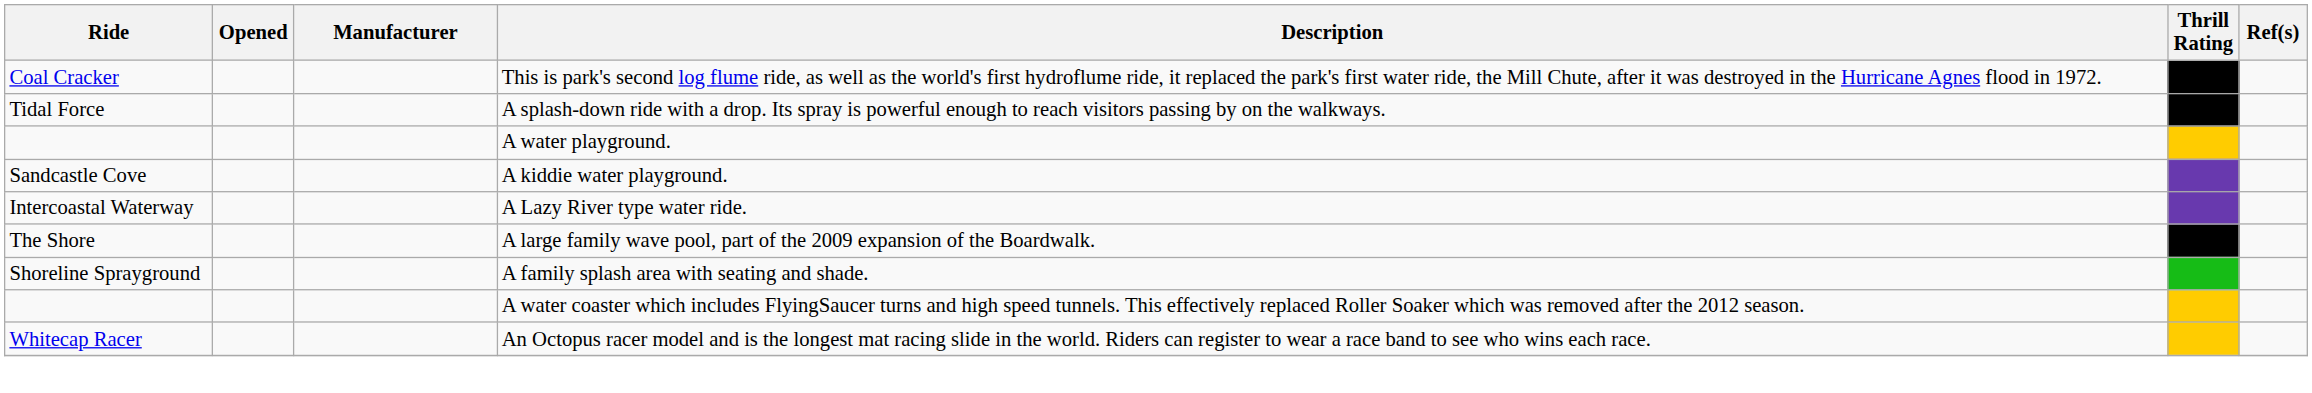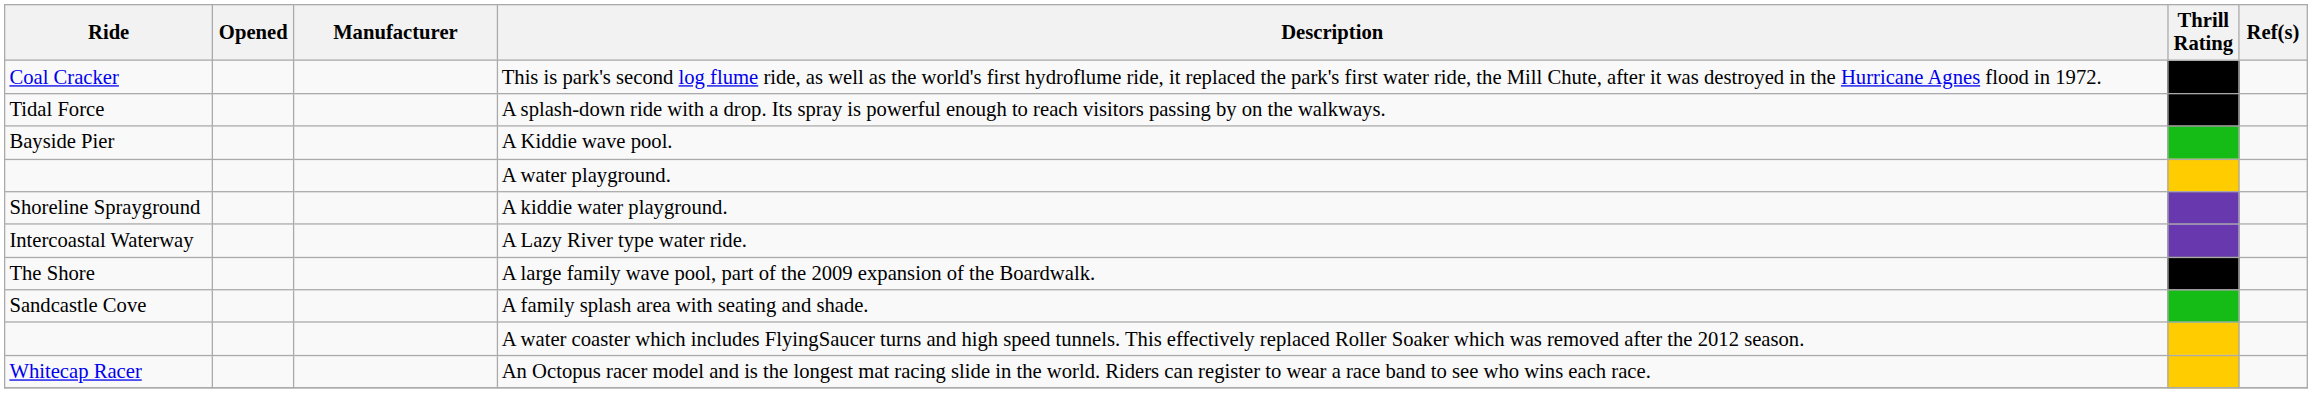+ row: (587, 142)
(78, 175) Sandcastle Cove -> (105, 207) Shoreline Sprayground
(105, 273) Shoreline Sprayground -> (78, 305) Sandcastle Cove
